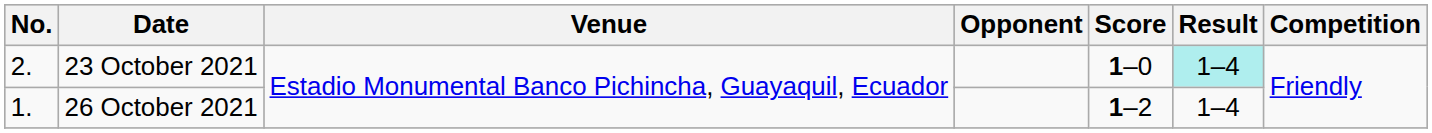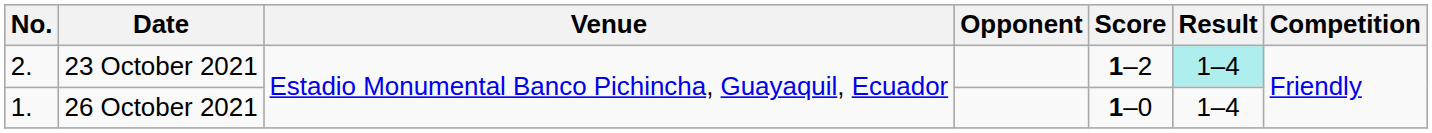(1130, 66) 1–0 -> (1130, 66) 1–2
(1130, 107) 1–2 -> (1130, 107) 1–0
